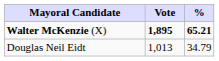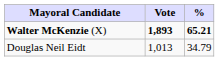(160, 30) 1,895 -> (160, 30) 1,893
